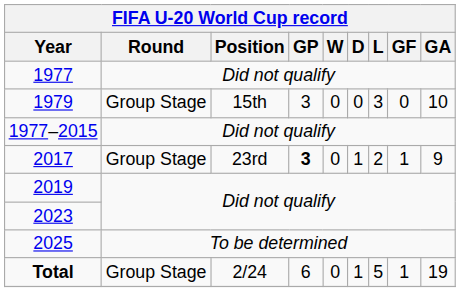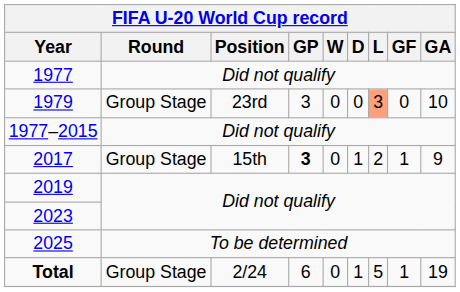(250, 103) 15th -> (250, 103) 23rd
(378, 103) no background -> (378, 103) lightsalmon background
(250, 159) 23rd -> (250, 159) 15th
